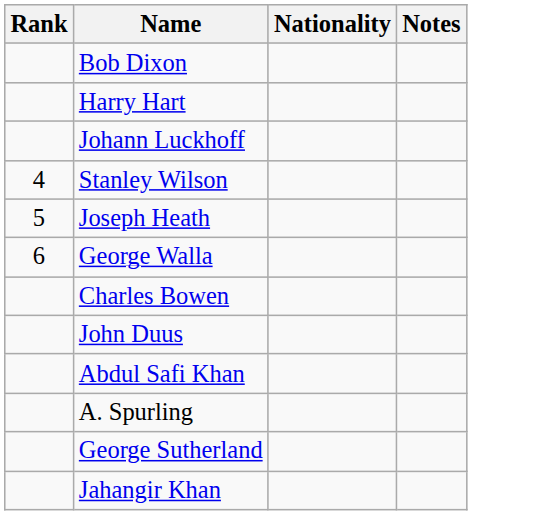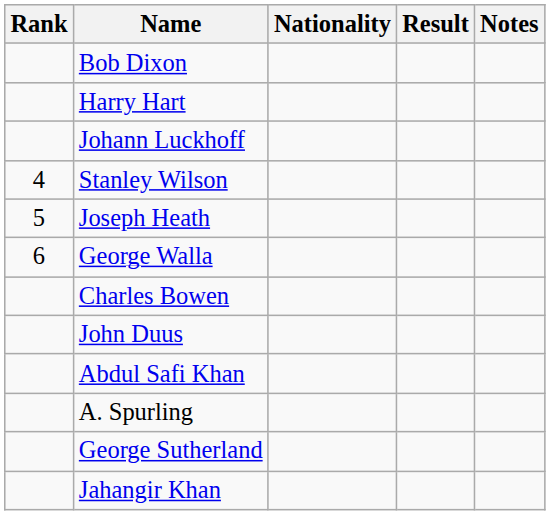+ column: (436, 23)
